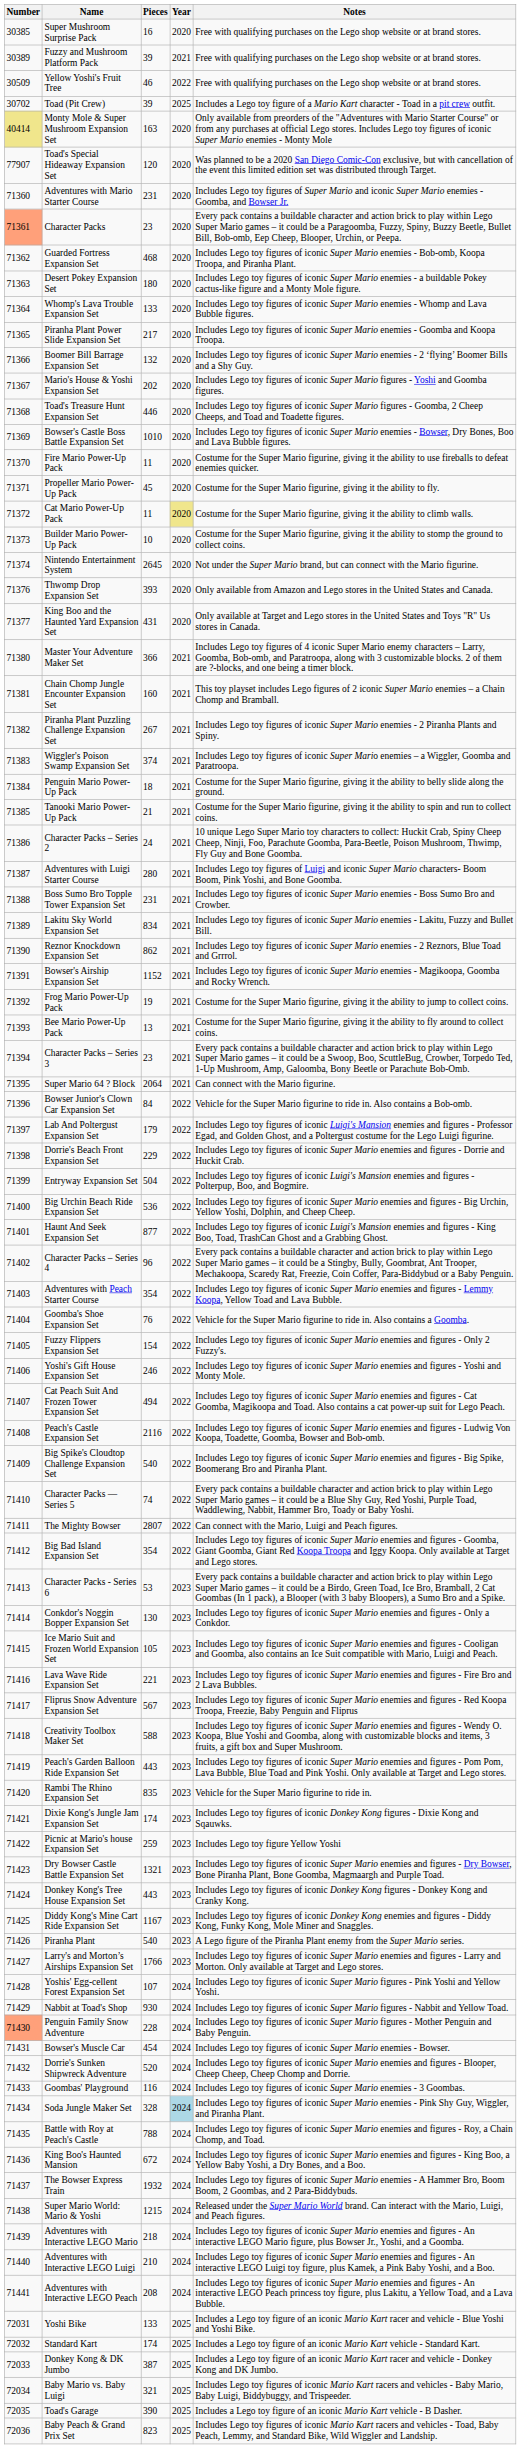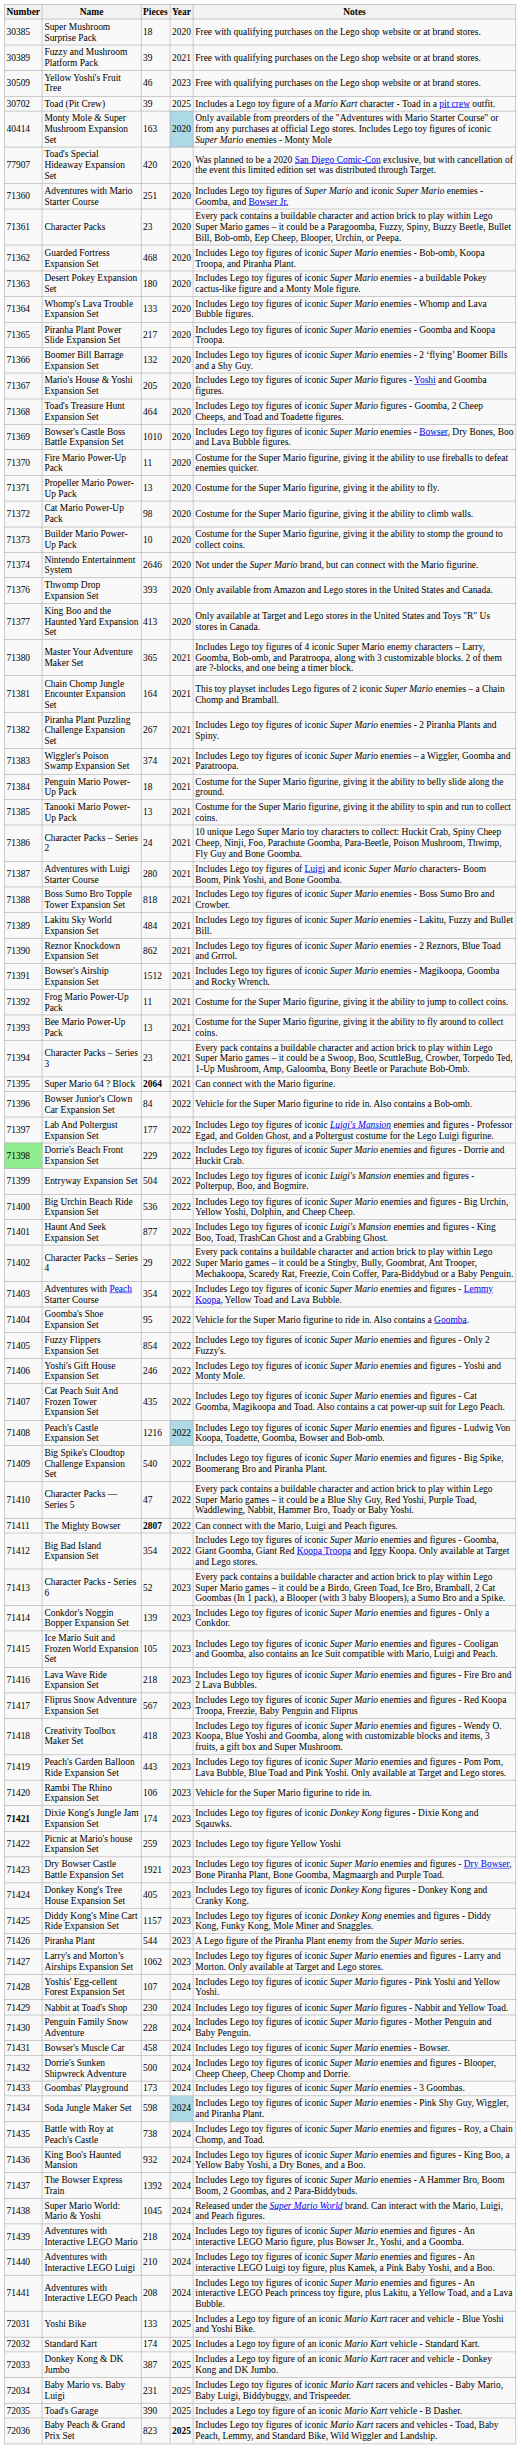(148, 32) 16 -> (148, 32) 18
(181, 83) 2022 -> (181, 83) 2023
(18, 129) khaki background -> (18, 129) no background
(181, 129) no background -> (181, 129) lightblue background
(150, 165) 120 -> (150, 165) 420
(150, 196) 231 -> (150, 196) 251
(18, 227) lightsalmon background -> (18, 227) no background
(150, 386) 202 -> (150, 386) 205
(150, 411) 446 -> (150, 411) 464
(148, 488) 45 -> (148, 488) 13
(148, 514) 11 -> (148, 514) 98
(181, 514) khaki background -> (181, 514) no background
(153, 565) 2645 -> (153, 565) 2646
(150, 621) 431 -> (150, 621) 413
(150, 658) 366 -> (150, 658) 365
(150, 694) 160 -> (150, 694) 164
(148, 812) 21 -> (148, 812) 13
(150, 899) 231 -> (150, 899) 818
(150, 925) 834 -> (150, 925) 484
(152, 976) 1152 -> (153, 976) 1512
(148, 1002) 19 -> (148, 1002) 11
(153, 1084) normal -> (153, 1084) bold
(150, 1130) 179 -> (150, 1130) 177
(18, 1155) no background -> (18, 1155) lightgreen background
(148, 1263) 96 -> (148, 1263) 29
(148, 1320) 76 -> (148, 1320) 95
(150, 1345) 154 -> (150, 1345) 854
(150, 1402) 494 -> (150, 1402) 435
(152, 1433) 2116 -> (153, 1433) 1216
(181, 1433) no background -> (181, 1433) lightblue background
(148, 1500) 74 -> (148, 1500) 47
(153, 1525) normal -> (153, 1525) bold
(148, 1587) 53 -> (148, 1587) 52
(150, 1618) 130 -> (150, 1618) 139
(150, 1680) 221 -> (150, 1680) 218
(150, 1736) 588 -> (150, 1736) 418
(150, 1793) 835 -> (150, 1793) 106
(18, 1818) normal -> (18, 1818) bold
(153, 1869) 1321 -> (153, 1869) 1921
(150, 1895) 443 -> (150, 1895) 405
(152, 1921) 1167 -> (152, 1921) 1157
(150, 1941) 540 -> (150, 1941) 544
(153, 1961) 1766 -> (153, 1961) 1062
(150, 2007) 930 -> (150, 2007) 230
(18, 2027) lightsalmon background -> (18, 2027) no background
(150, 2048) 454 -> (150, 2048) 458
(150, 2068) 520 -> (150, 2068) 500
(150, 2088) 116 -> (150, 2088) 173
(150, 2108) 328 -> (150, 2108) 598
(150, 2134) 788 -> (150, 2134) 738
(150, 2160) 672 -> (150, 2160) 932
(153, 2185) 1932 -> (153, 2185) 1392
(153, 2211) 1215 -> (153, 2211) 1045
(150, 2390) 321 -> (150, 2390) 231
(181, 2431) normal -> (181, 2431) bold
